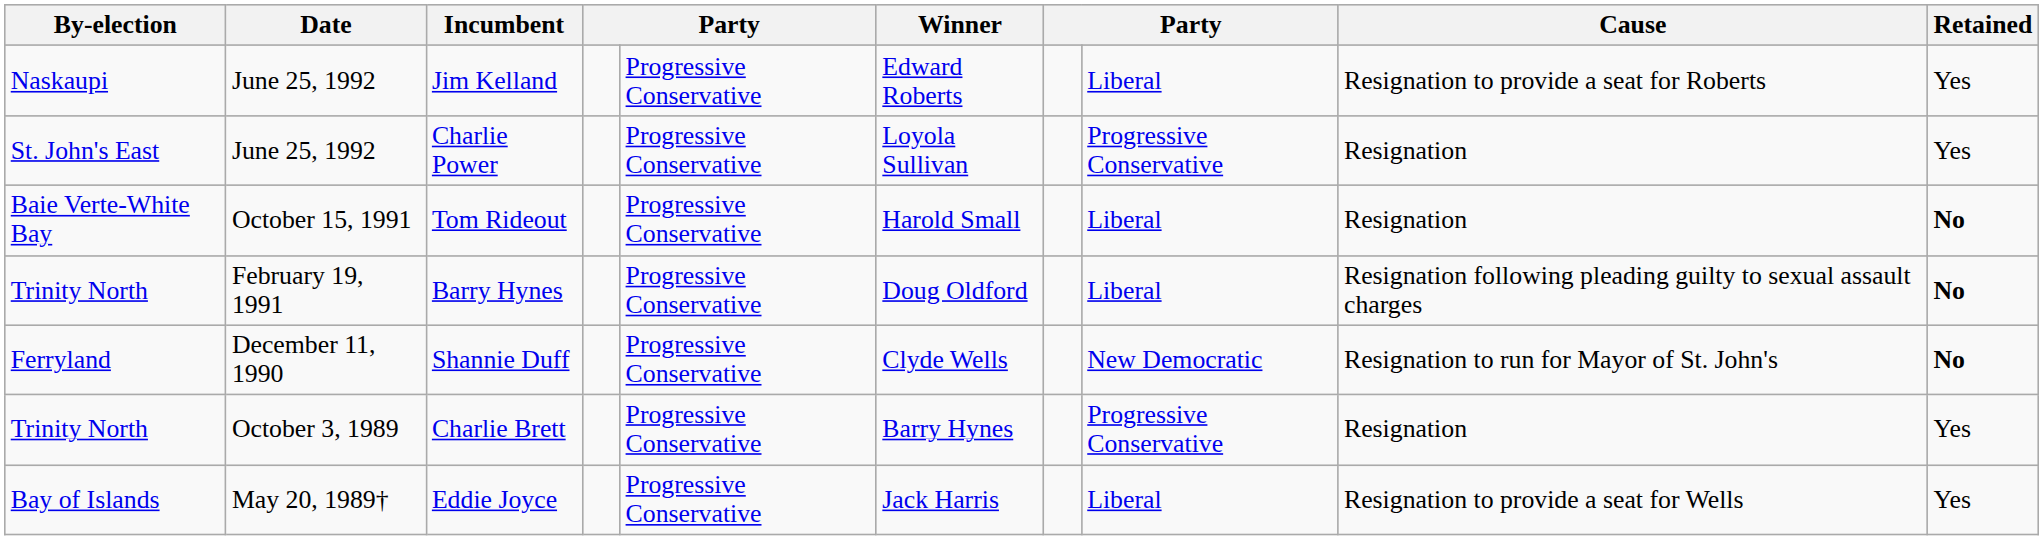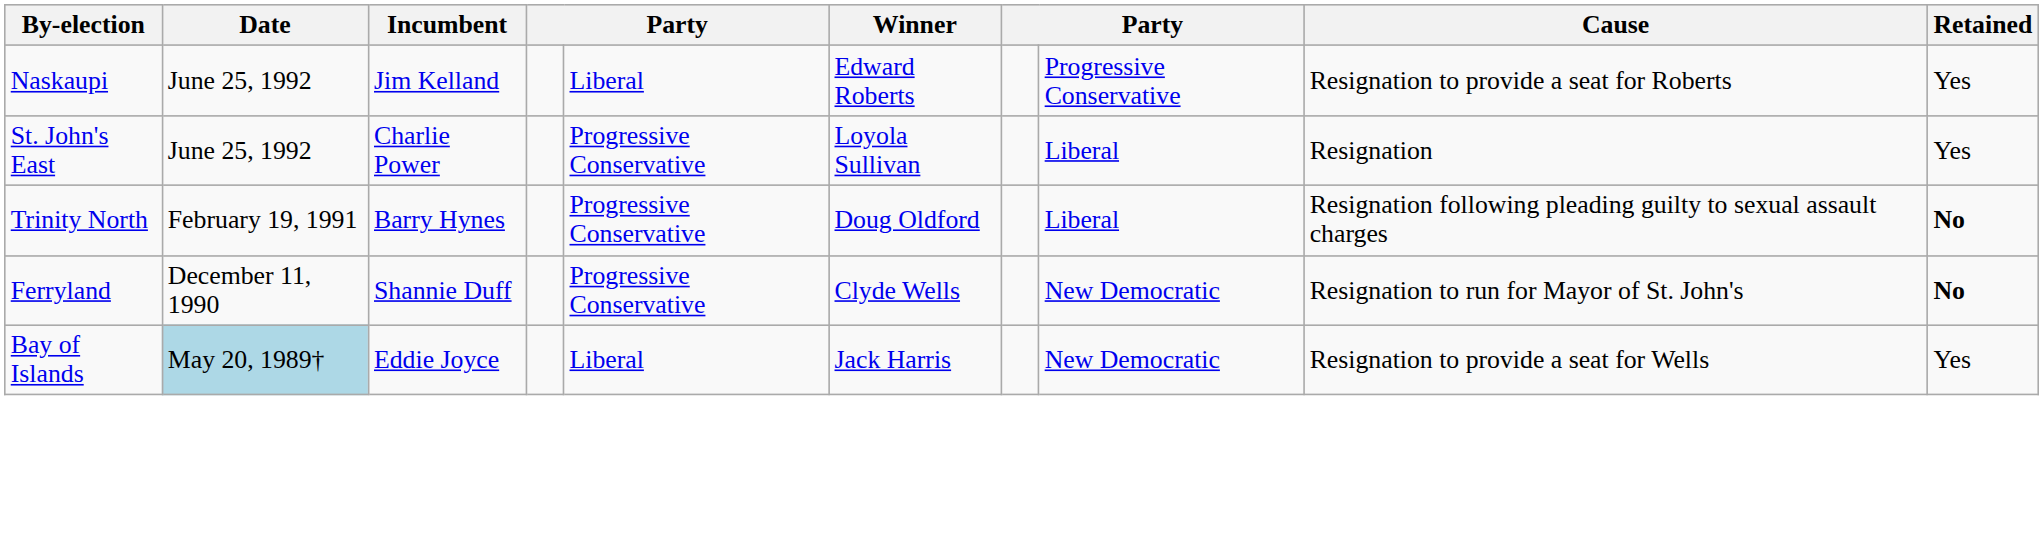(694, 80) Progressive Conservative -> (607, 80) Liberal
(1124, 80) Liberal -> (1113, 80) Progressive Conservative
(1155, 150) Progressive Conservative -> (1082, 150) Liberal
- row: (499, 219)
- row: (499, 429)
(310, 499) no background -> (246, 359) lightblue background
(694, 499) Progressive Conservative -> (607, 359) Liberal
(1124, 499) Liberal -> (1132, 359) New Democratic
